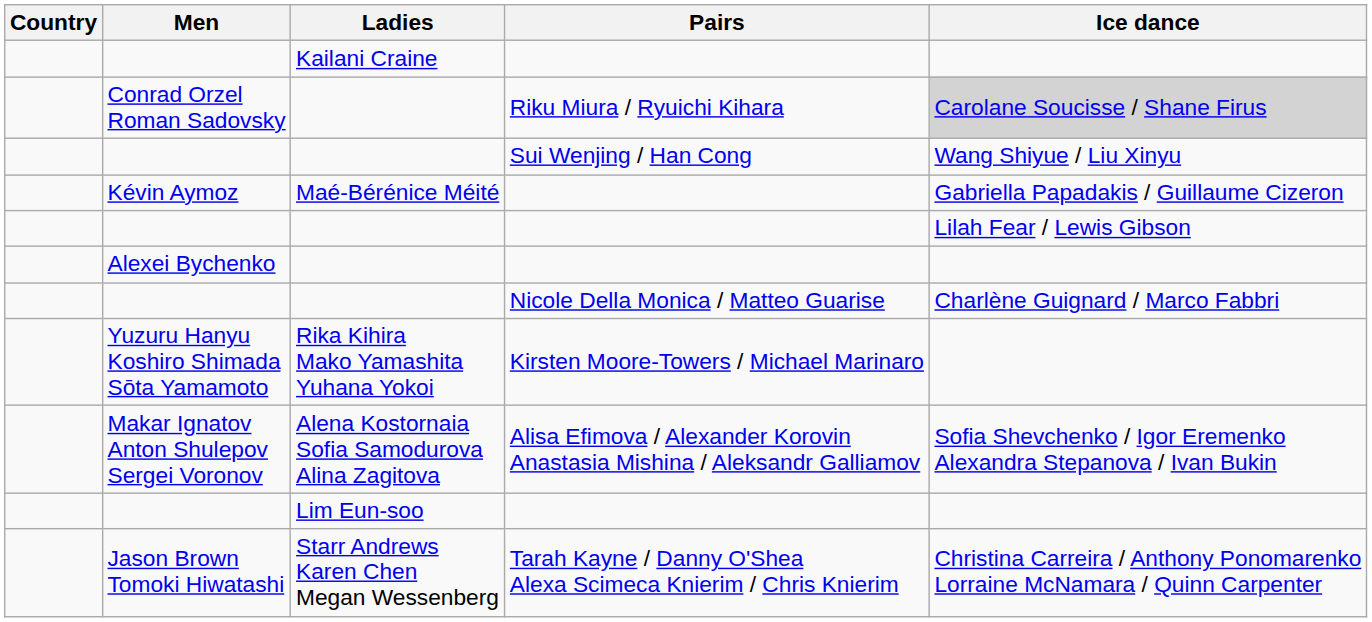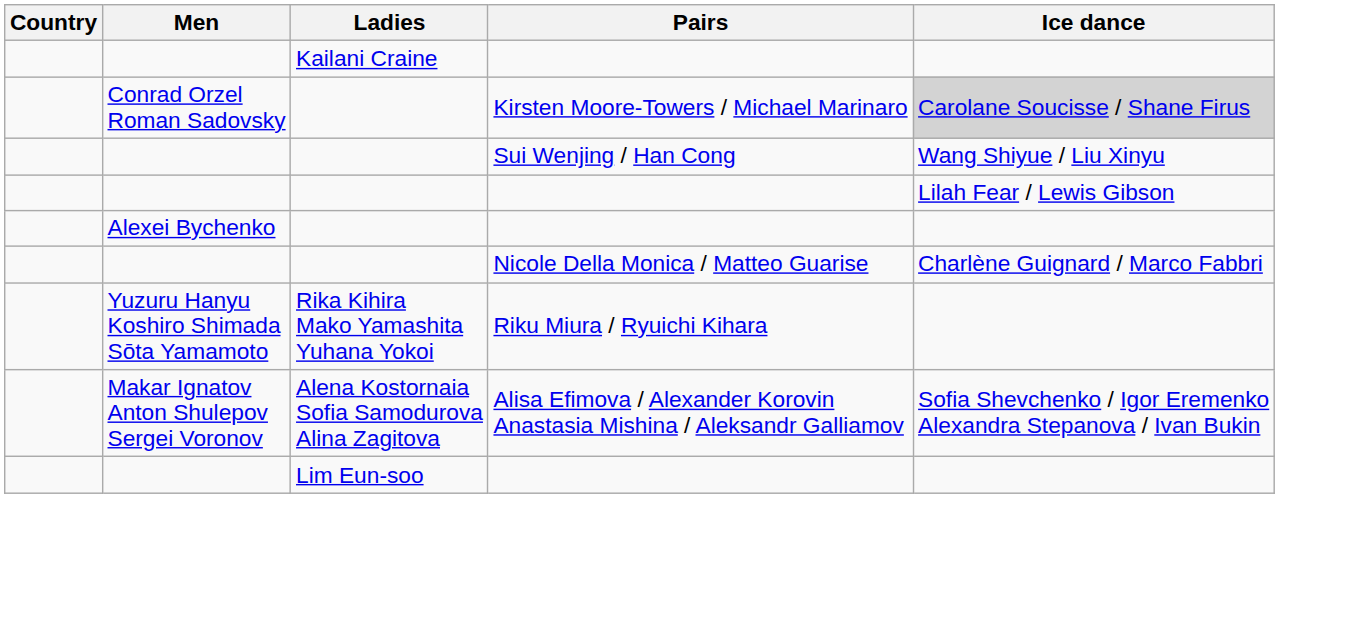(647, 107) Riku Miura / Ryuichi Kihara -> (701, 107) Kirsten Moore-Towers / Michael Marinaro
- row: (173, 192)
(717, 361) Kirsten Moore-Towers / Michael Marinaro -> (630, 325) Riku Miura / Ryuichi Kihara
- row: (196, 572)
